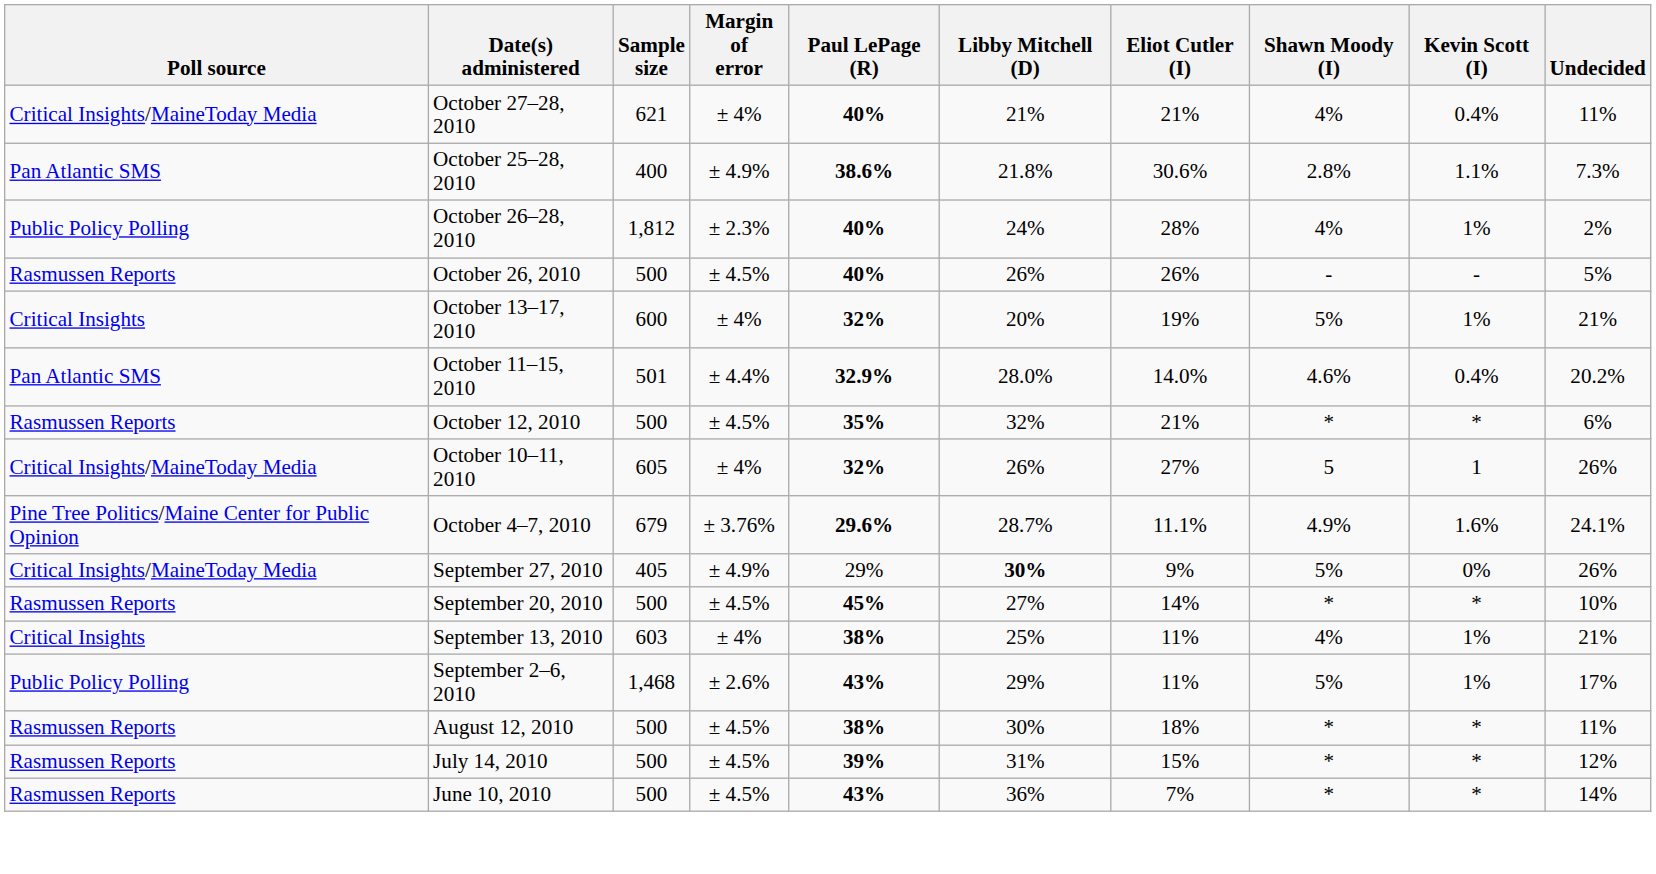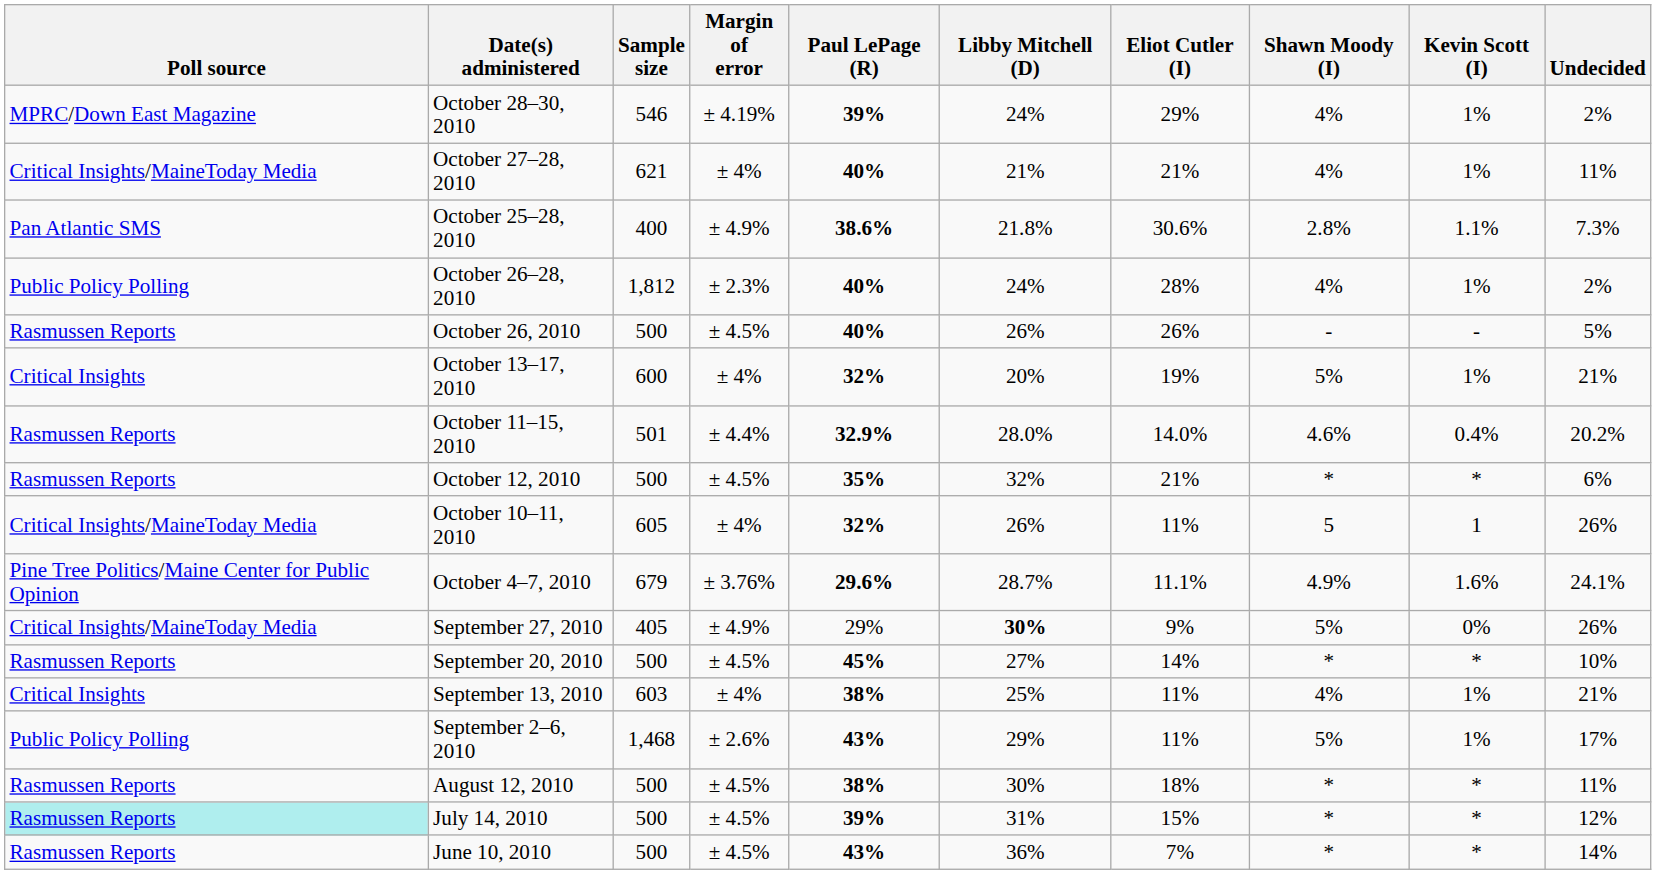+ row: (499, 114)
(1477, 114) 0.4% -> (1477, 171) 1%
(85, 376) Pan Atlantic SMS -> (93, 433) Rasmussen Reports
(1180, 467) 27% -> (1180, 524) 11%
(93, 761) no background -> (93, 818) paleturquoise background
